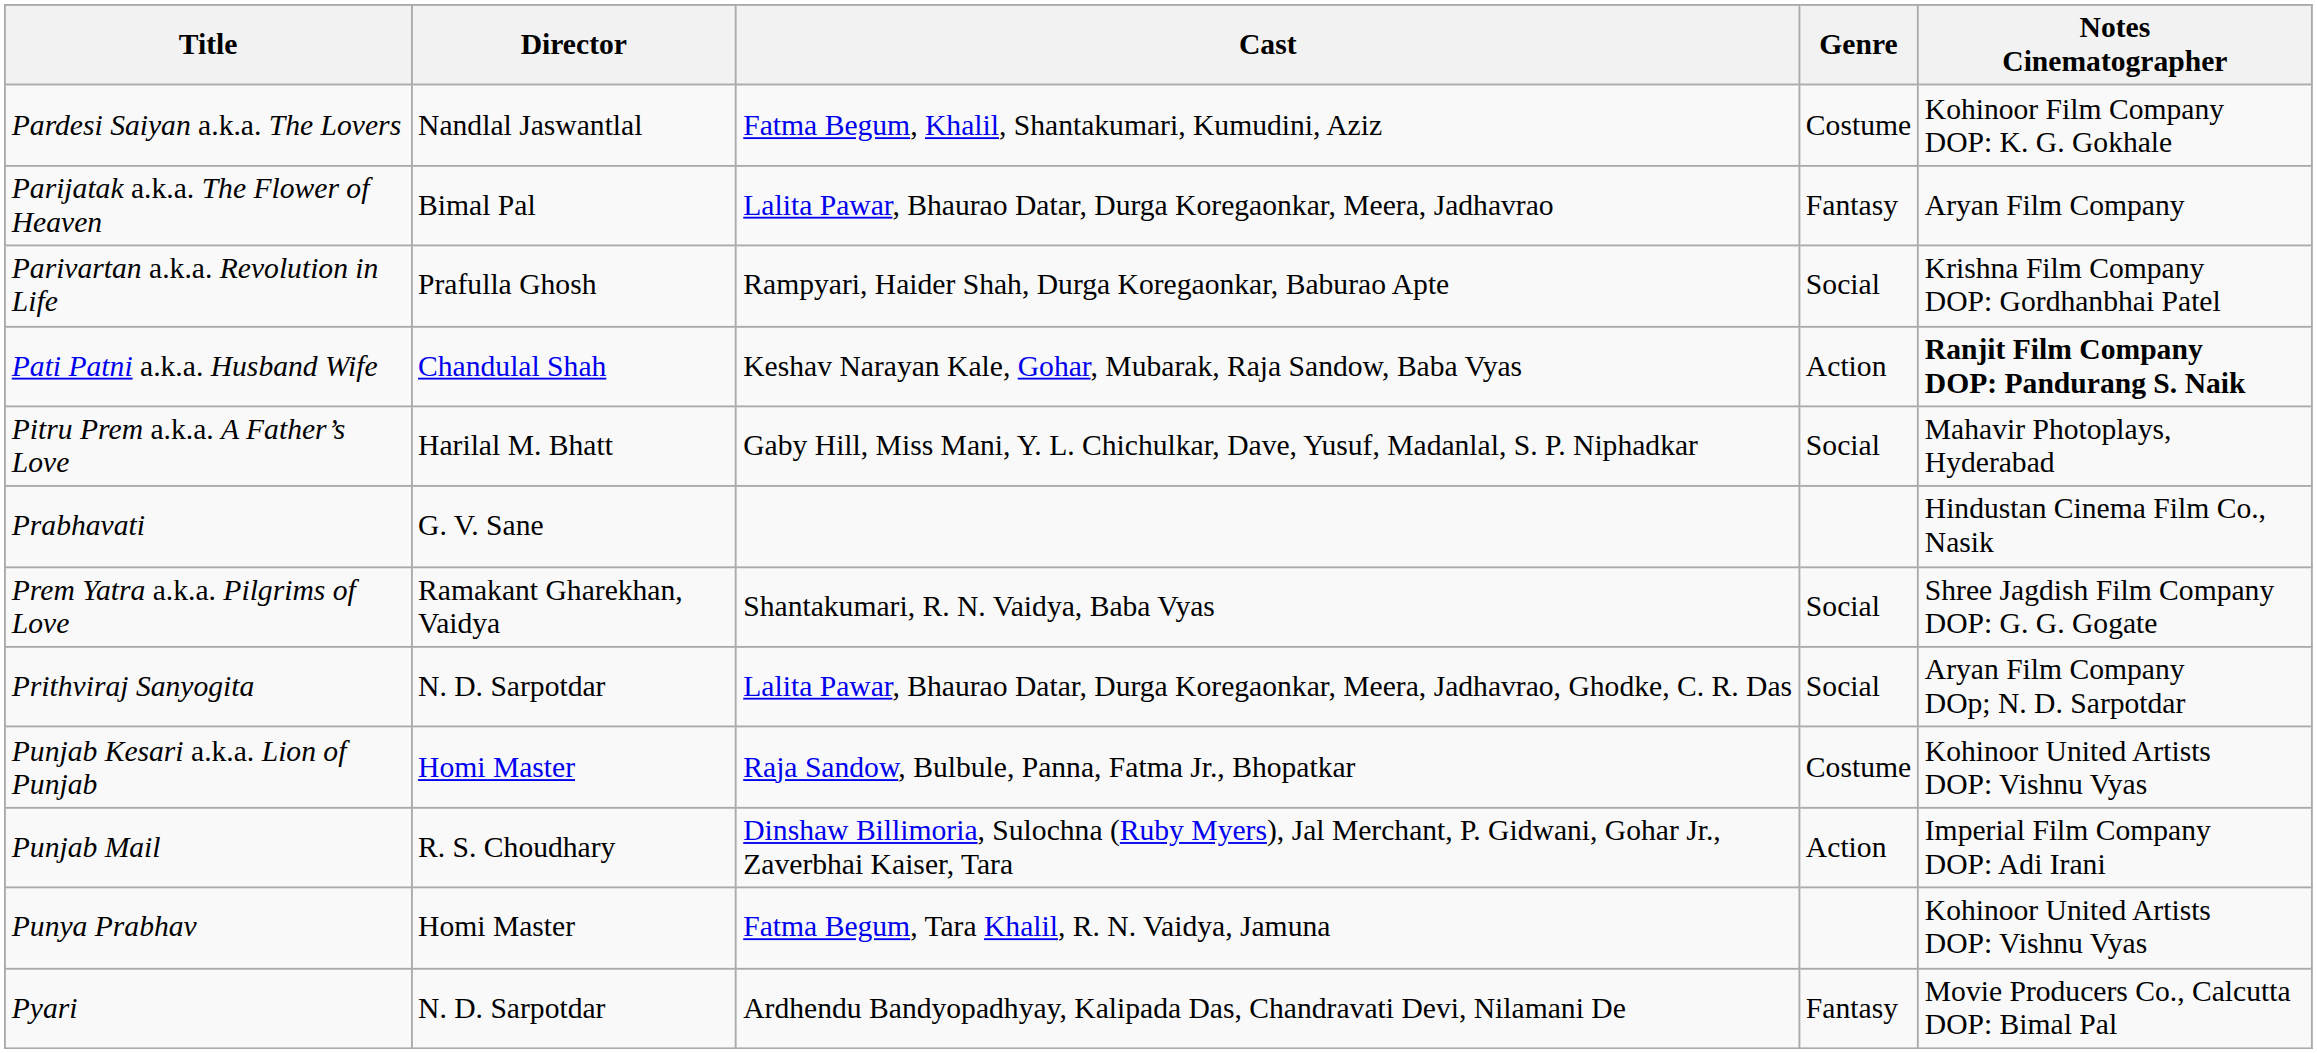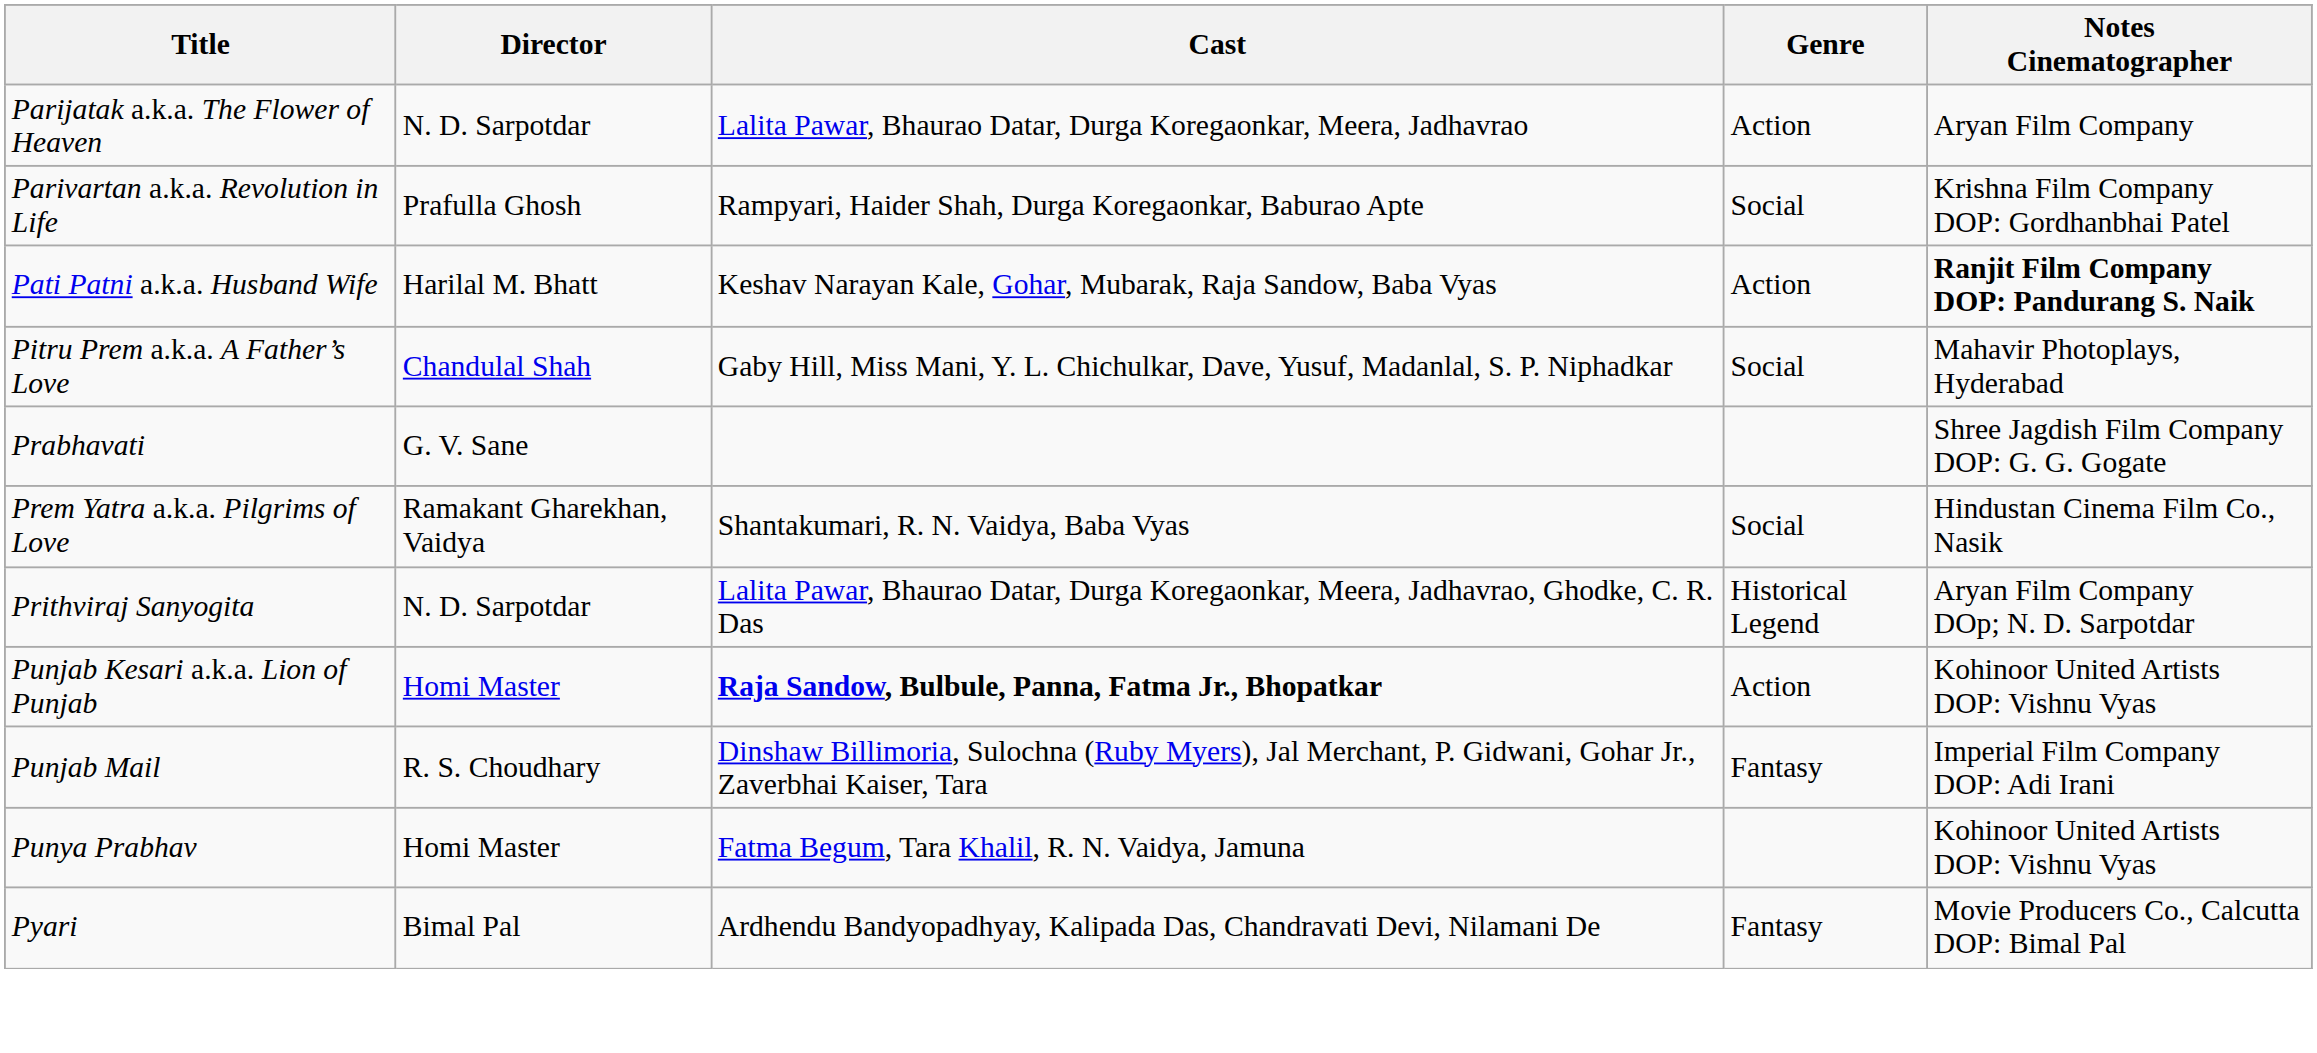- row: (206, 124)
(477, 205) Bimal Pal -> (497, 124) N. D. Sarpotdar
(1852, 205) Fantasy -> (1771, 124) Action
(512, 365) Chandulal Shah -> (500, 285) Harilal M. Bhatt
(515, 445) Harilal M. Bhatt -> (497, 365) Chandulal Shah
(2095, 526) Hindustan Cinema Film Co., Nasik -> (2109, 445) Shree Jagdish Film Company DOP: G. G. Gogate
(2099, 606) Shree Jagdish Film Company DOP: G. G. Gogate -> (2104, 526) Hindustan Cinema Film Co., Nasik
(1843, 686) Social -> (1789, 606) Historical Legend
(1049, 766) normal -> (1050, 686) bold
(1858, 766) Costume -> (1771, 686) Action
(1846, 847) Action -> (1777, 766) Fantasy
(512, 1007) N. D. Sarpotdar -> (462, 927) Bimal Pal
